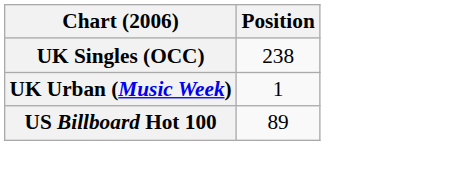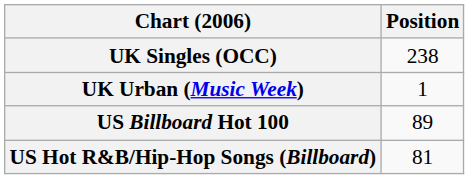+ row: (193, 156)
